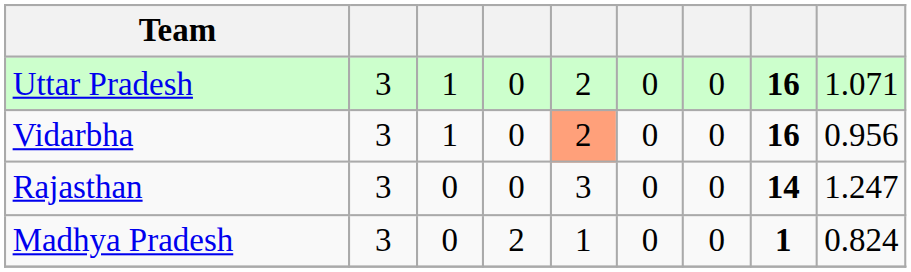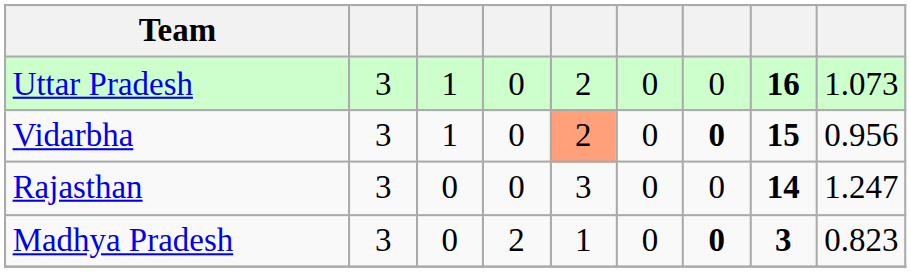(861, 82) 1.071 -> (861, 82) 1.073
(717, 135) normal -> (717, 135) bold
(783, 135) 16 -> (783, 135) 15
(717, 239) normal -> (717, 239) bold
(783, 239) 1 -> (783, 239) 3
(861, 239) 0.824 -> (861, 239) 0.823
